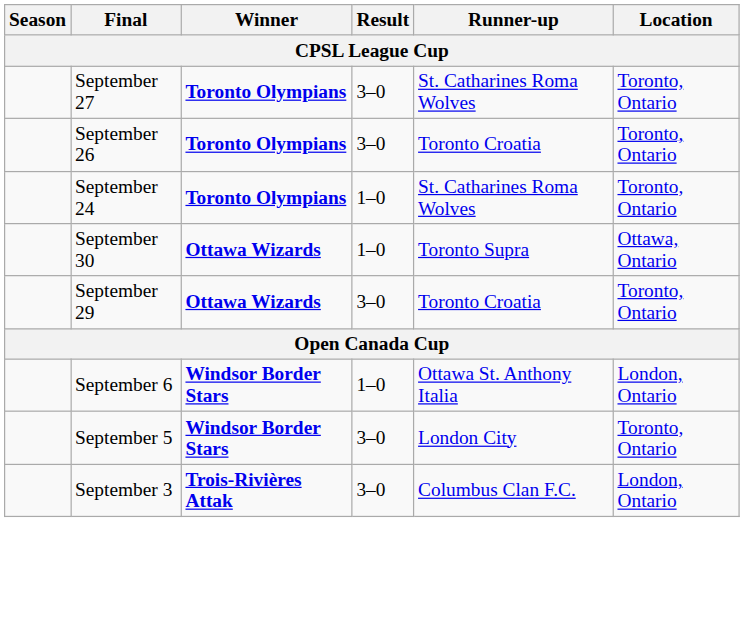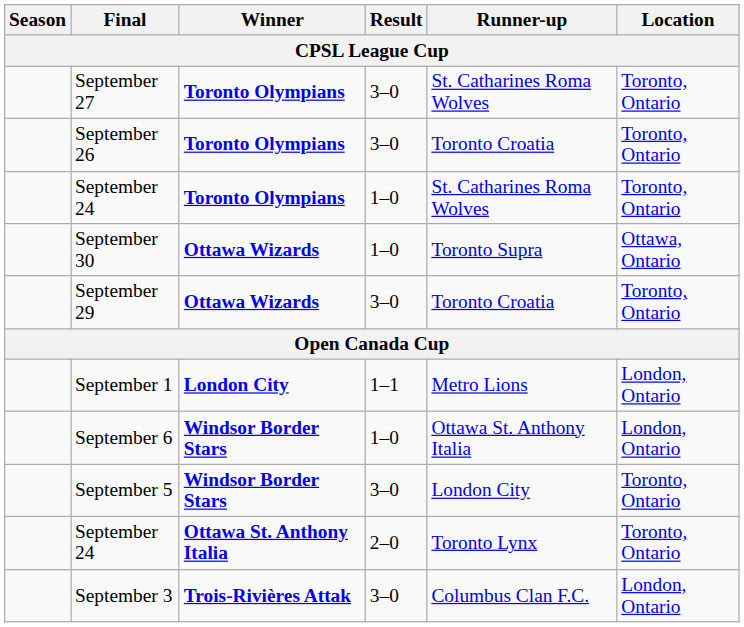+ row: (124, 385)
+ row: (116, 542)
